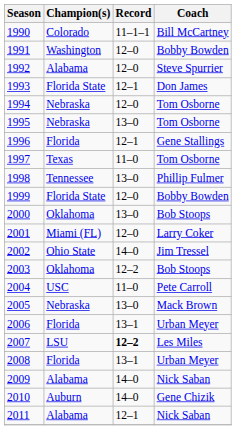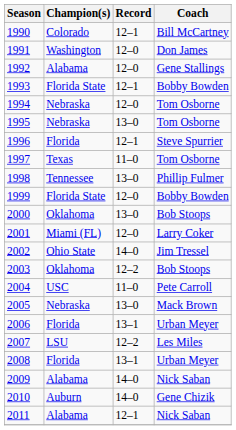(133, 31) 11–1–1 -> (127, 31) 12–1
(193, 50) Bobby Bowden -> (182, 50) Don James
(190, 68) Steve Spurrier -> (190, 68) Gene Stallings
(182, 86) Don James -> (193, 86) Bobby Bowden
(190, 141) Gene Stallings -> (190, 141) Steve Spurrier
(127, 342) bold -> (127, 342) normal
